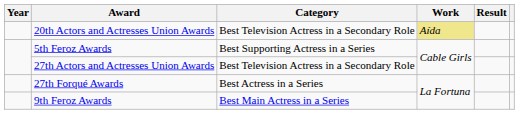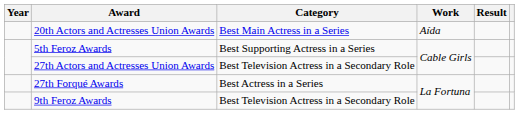(317, 30) Best Television Actress in a Secondary Role -> (284, 30) Best Main Actress in a Series
(430, 30) khaki background -> (430, 30) no background
(284, 100) Best Main Actress in a Series -> (317, 100) Best Television Actress in a Secondary Role
